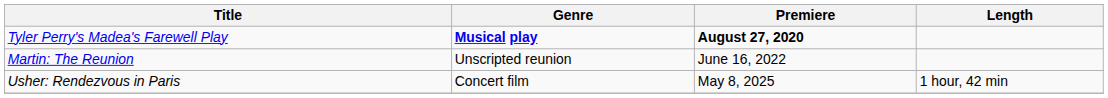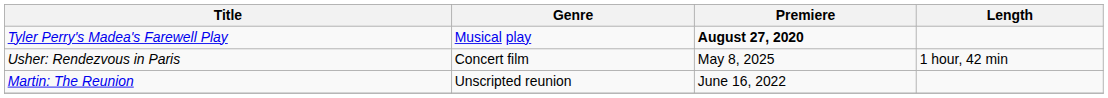(496, 37) bold -> (493, 37) normal
rows swapped: (71, 59) <-> (94, 81)
